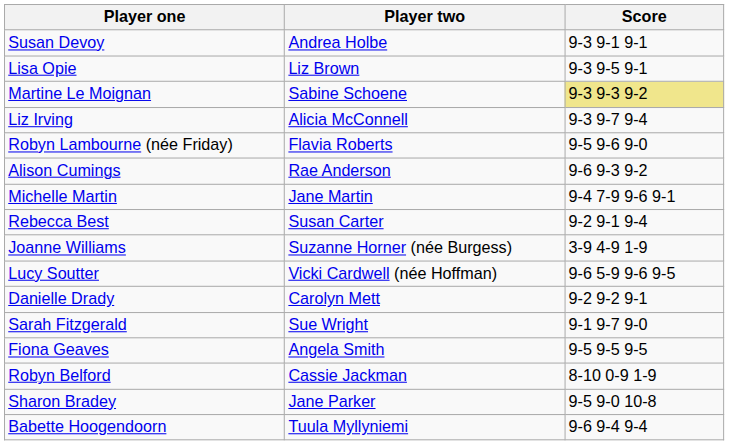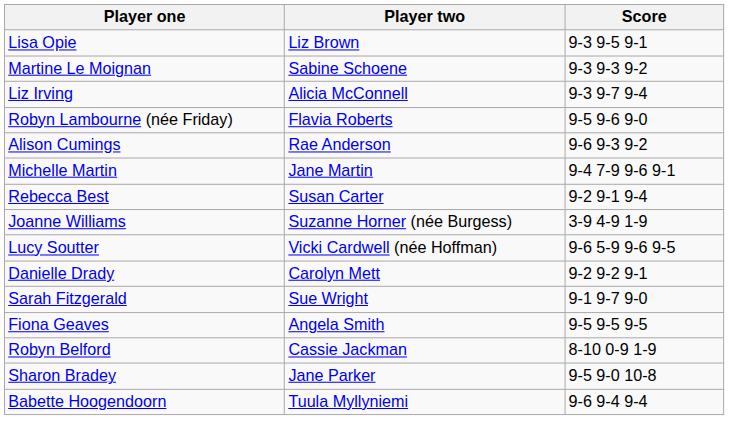- row: (56, 42)
(608, 94) khaki background -> (608, 68) no background
